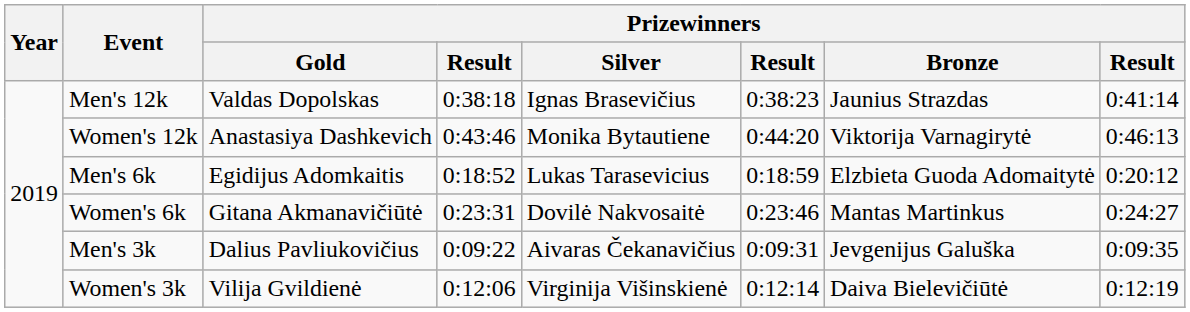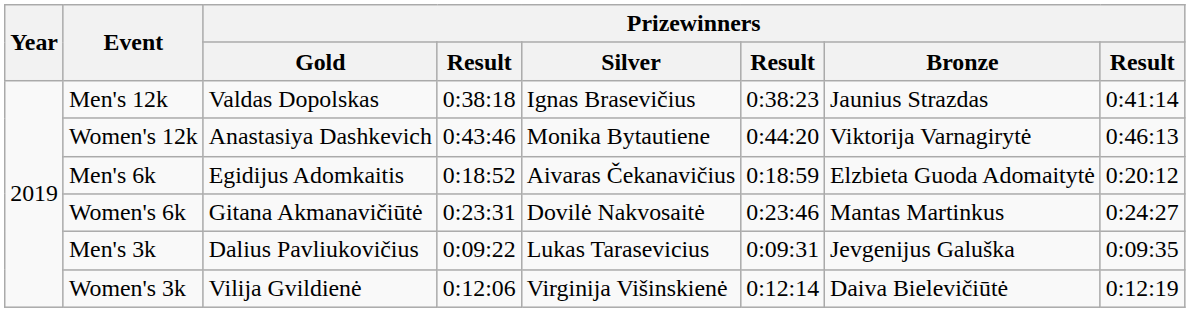(618, 174) Lukas Tarasevicius -> (631, 174) Aivaras Čekanavičius
(631, 250) Aivaras Čekanavičius -> (618, 250) Lukas Tarasevicius
